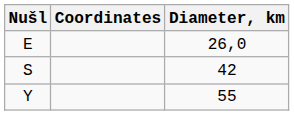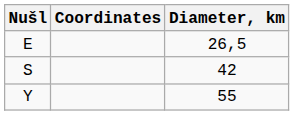(227, 44) 26,0 -> (227, 44) 26,5
